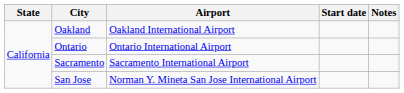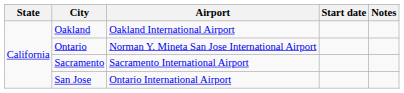(170, 46) Ontario International Airport -> (213, 46) Norman Y. Mineta San Jose International Airport
(213, 79) Norman Y. Mineta San Jose International Airport -> (170, 79) Ontario International Airport
